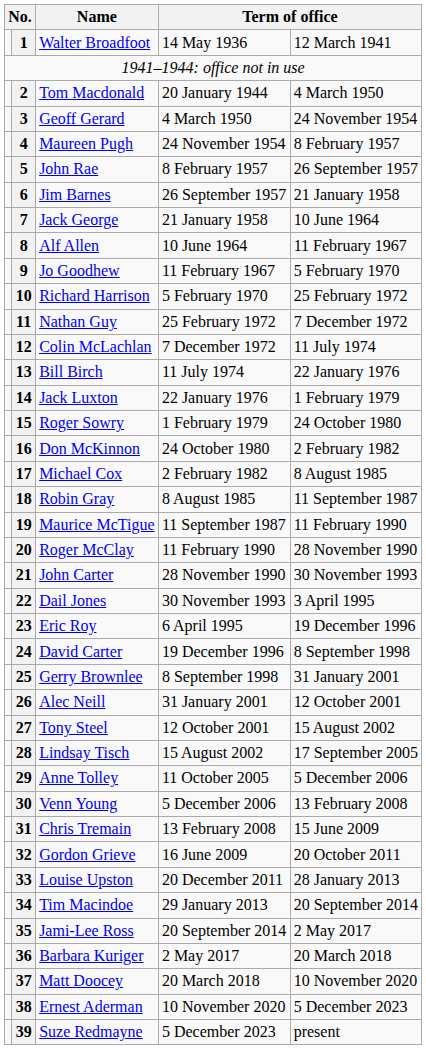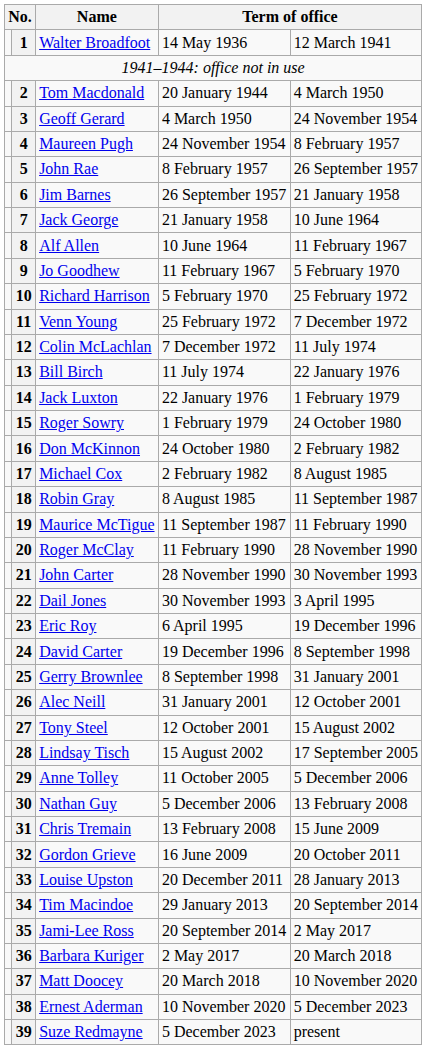(78, 321) Nathan Guy -> (78, 321) Venn Young
(78, 803) Venn Young -> (78, 803) Nathan Guy
